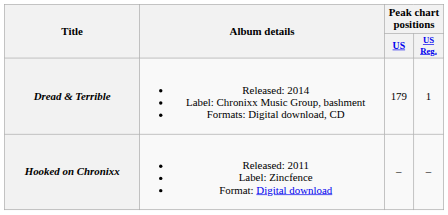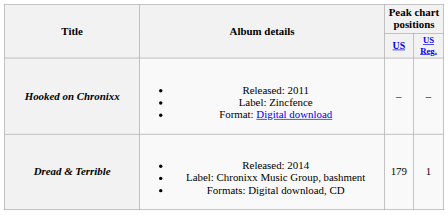rows swapped: (72, 172) <-> (72, 96)
